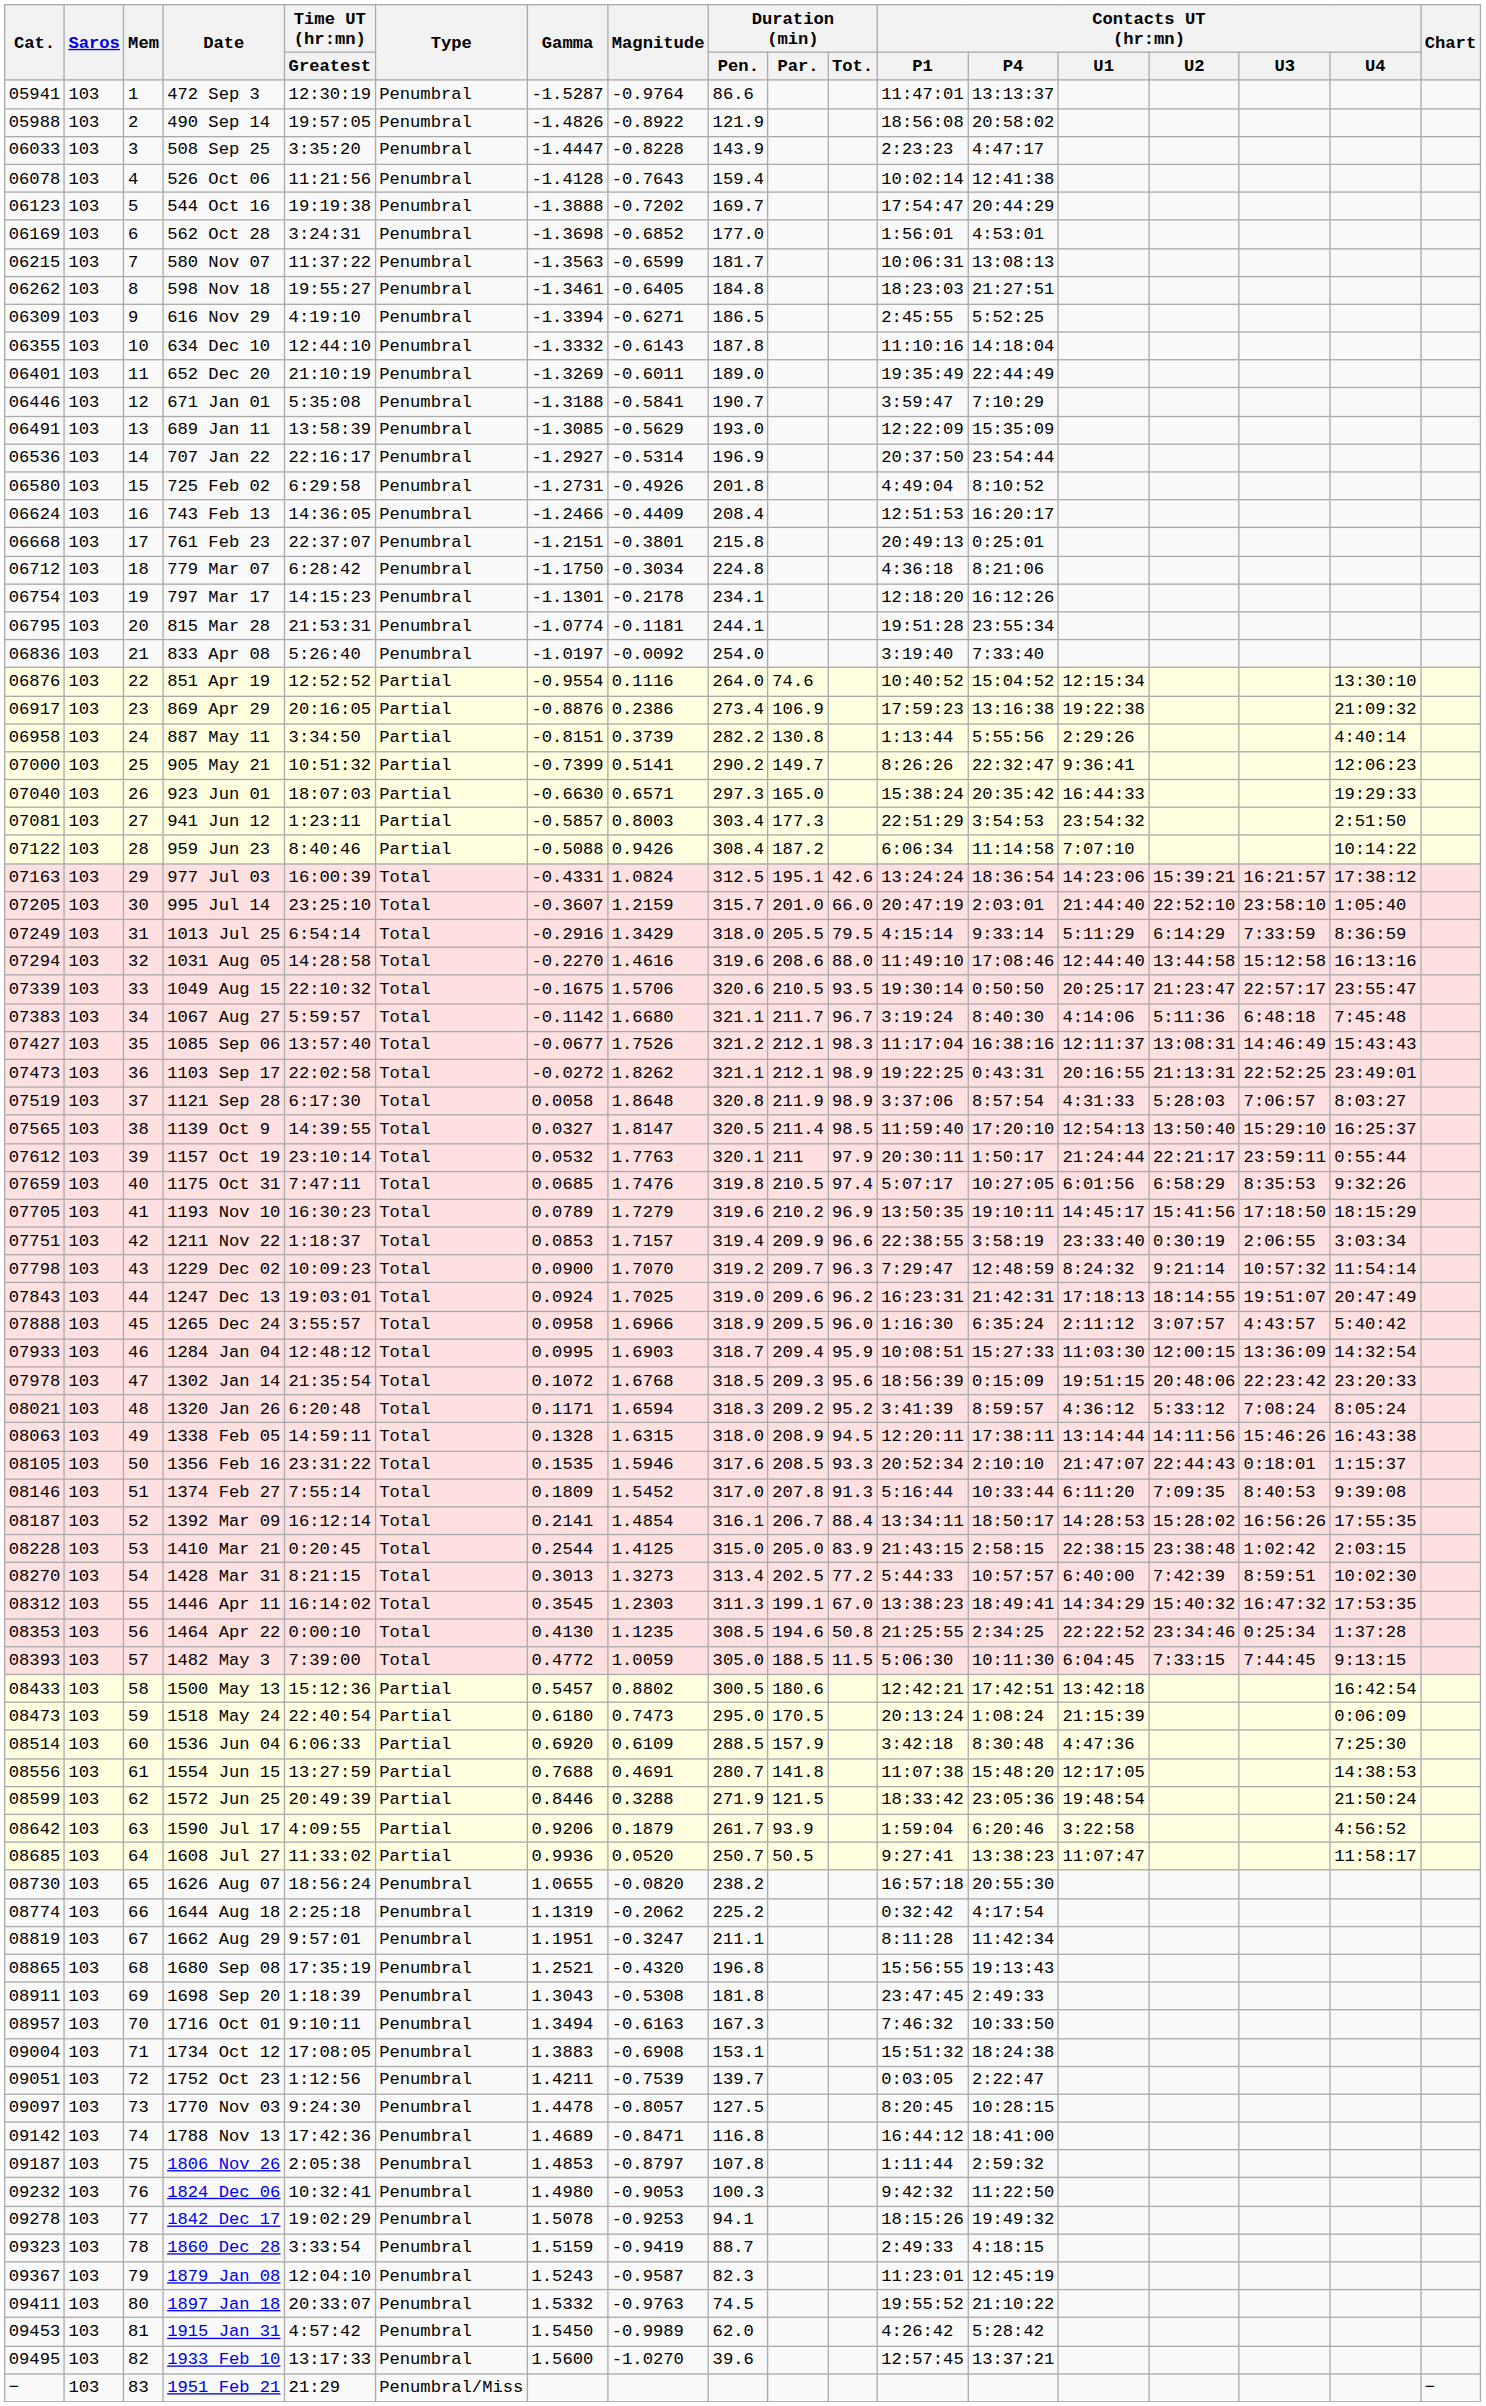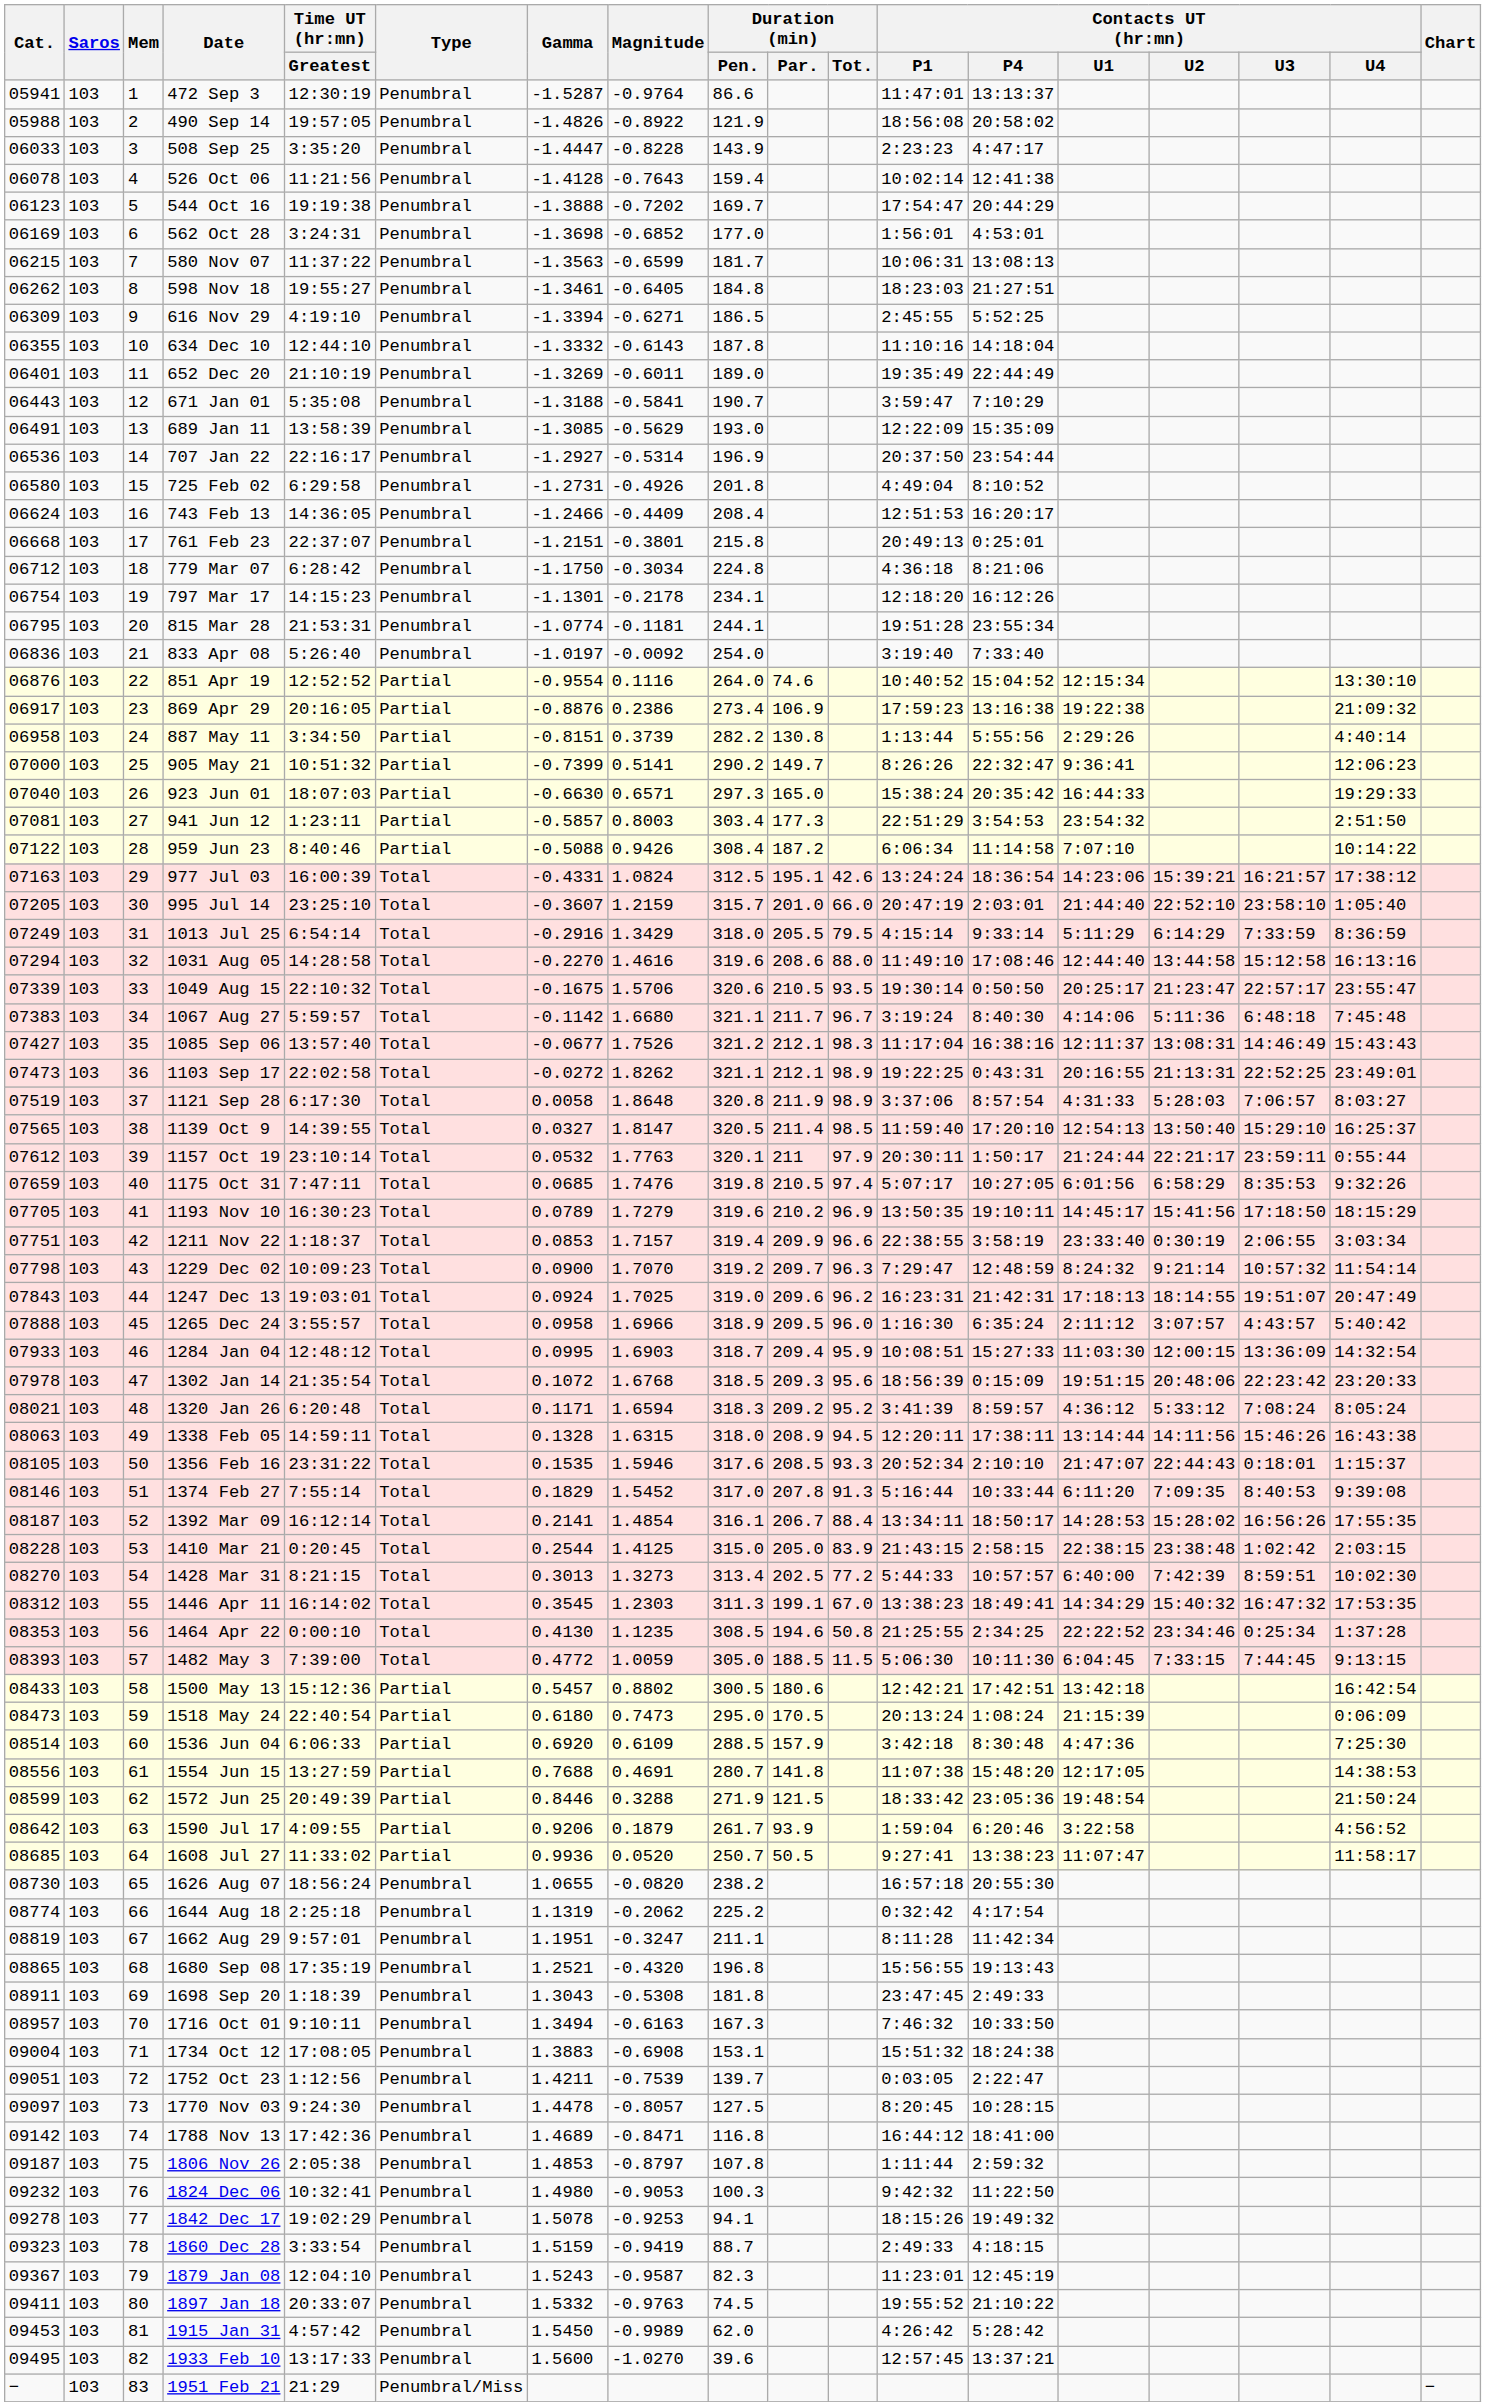(34, 402) 06446 -> (34, 402) 06443
(562, 1493) 0.1809 -> (562, 1493) 0.1829
